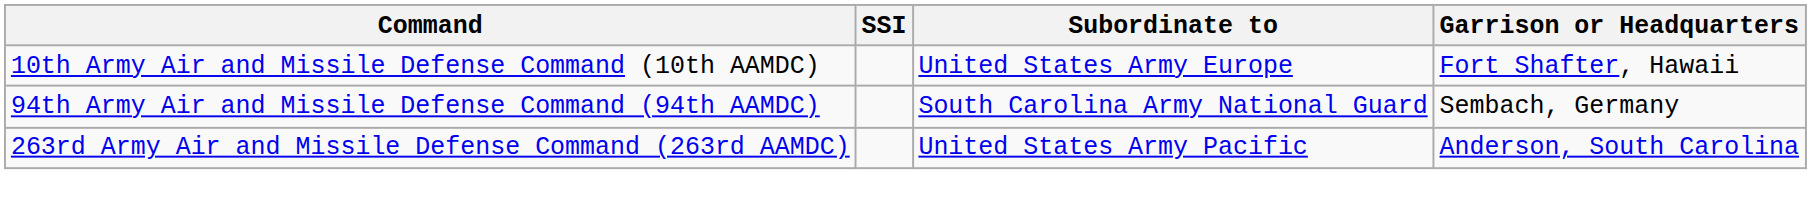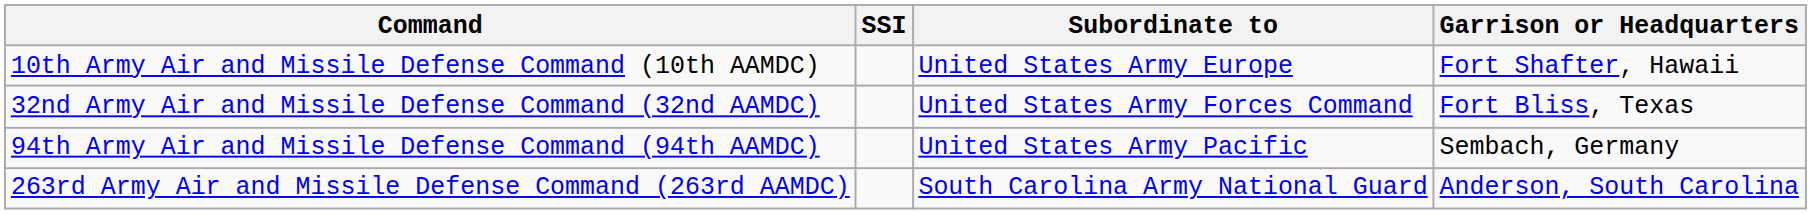+ row: (415, 107)
(1173, 107) South Carolina Army National Guard -> (1113, 147) United States Army Pacific
(1113, 147) United States Army Pacific -> (1173, 188) South Carolina Army National Guard
